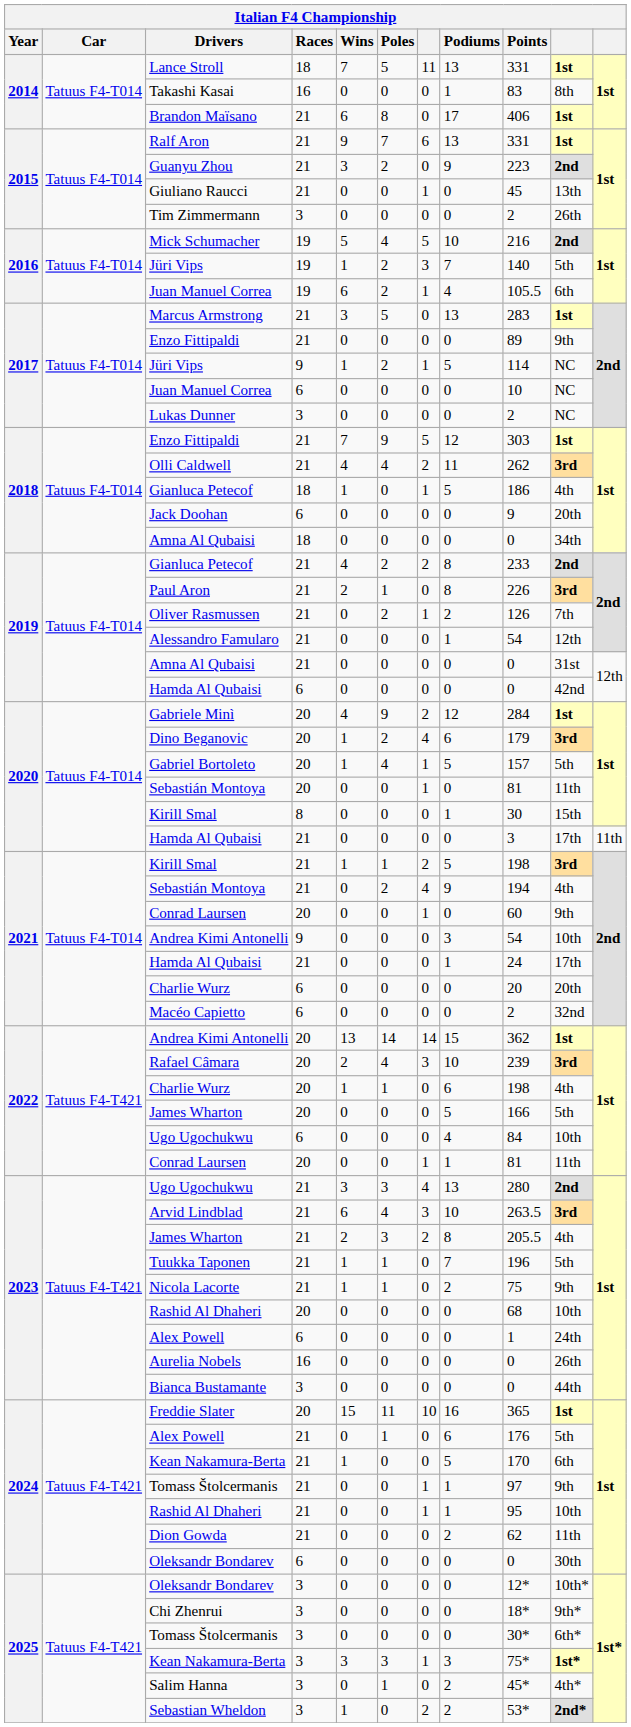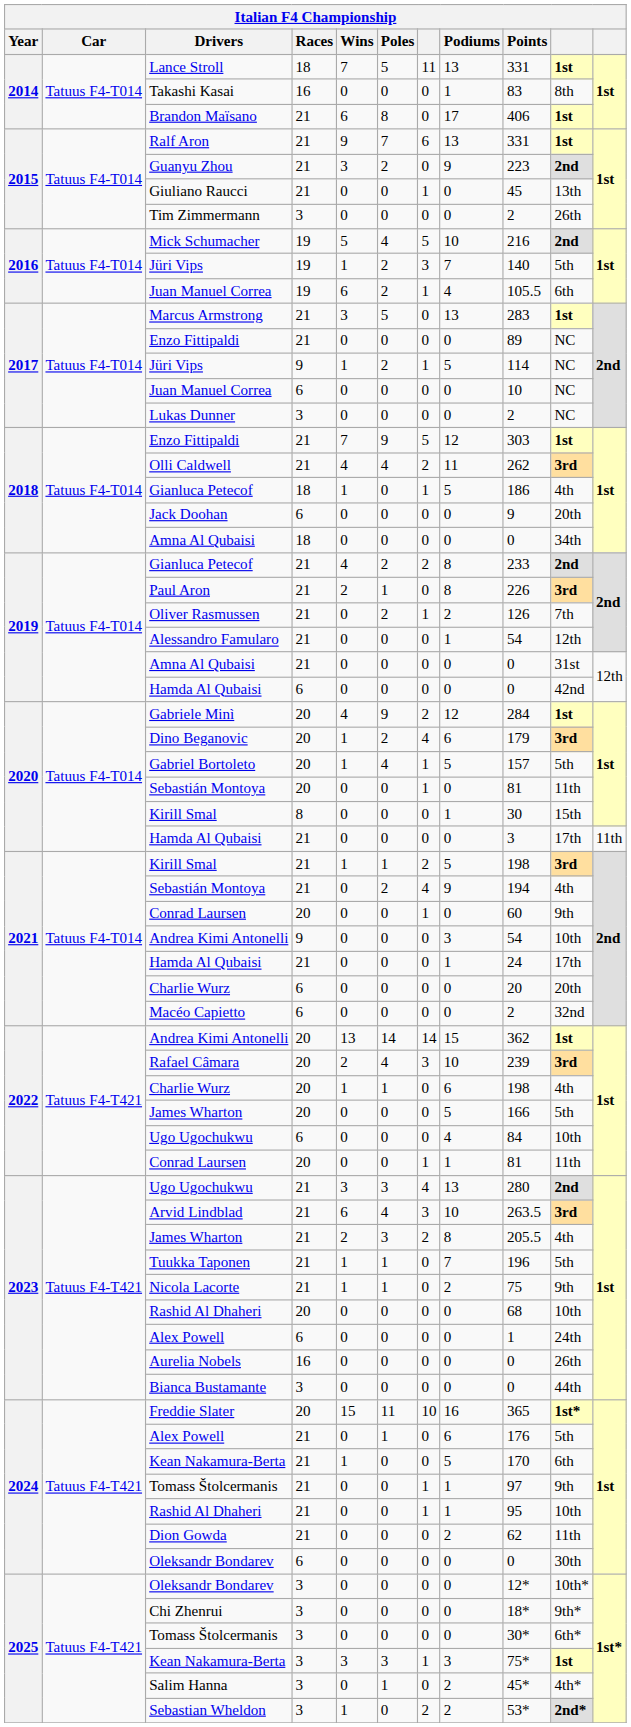(564, 340) 9th -> (565, 340) NC
(564, 1411) 1st -> (567, 1411) 1st*
(567, 1660) 1st* -> (564, 1660) 1st
